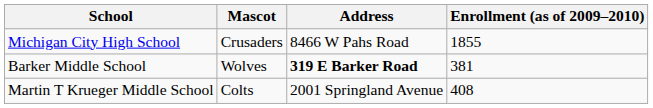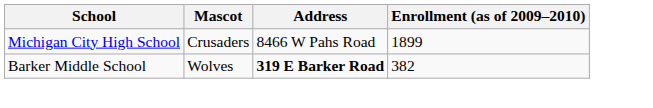(466, 41) 1855 -> (407, 41) 1899
(462, 66) 381 -> (403, 66) 382
- row: (111, 90)
